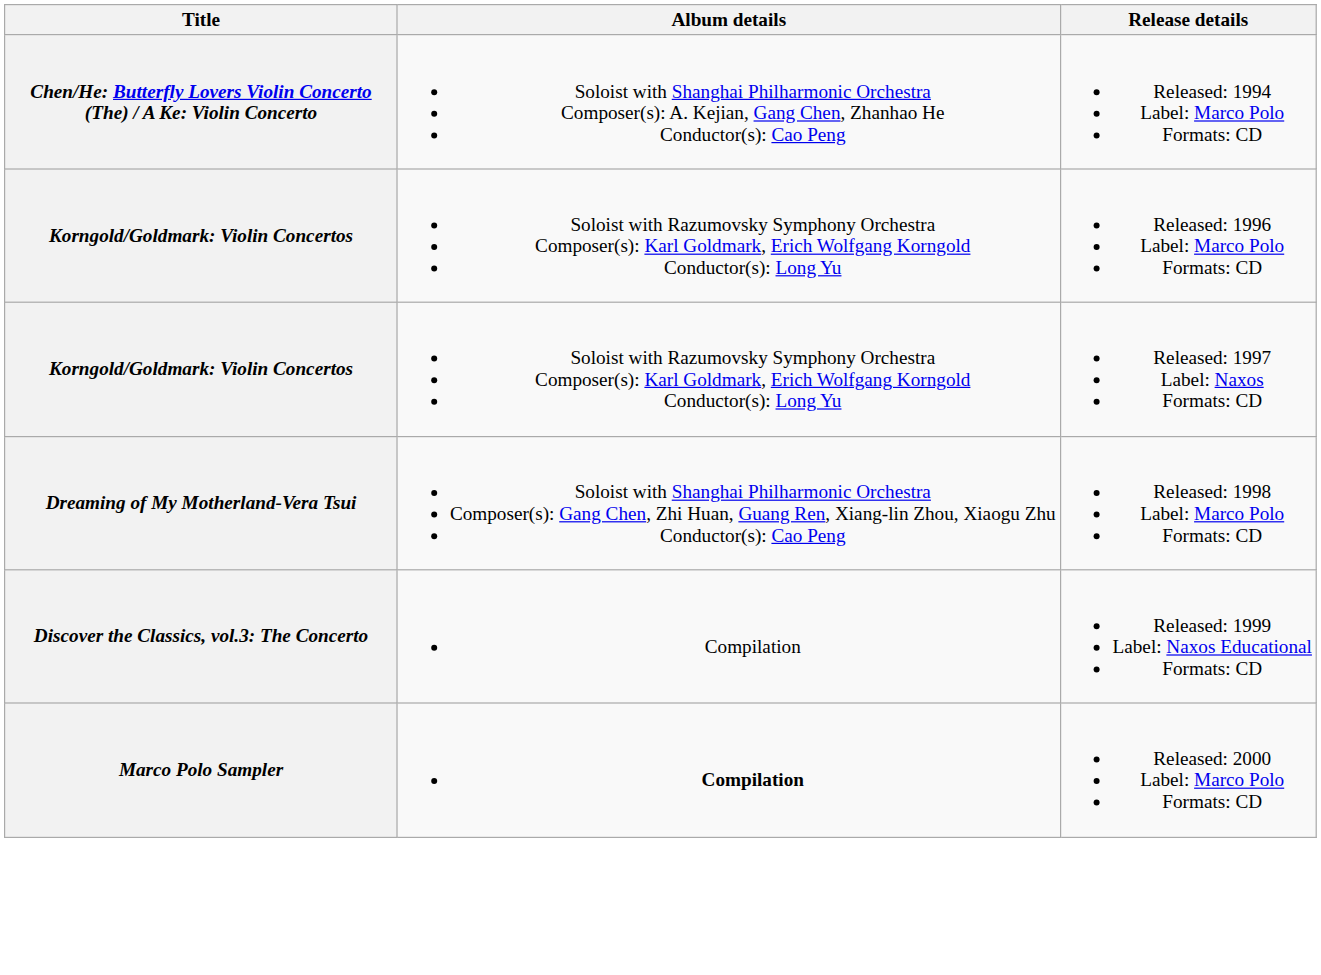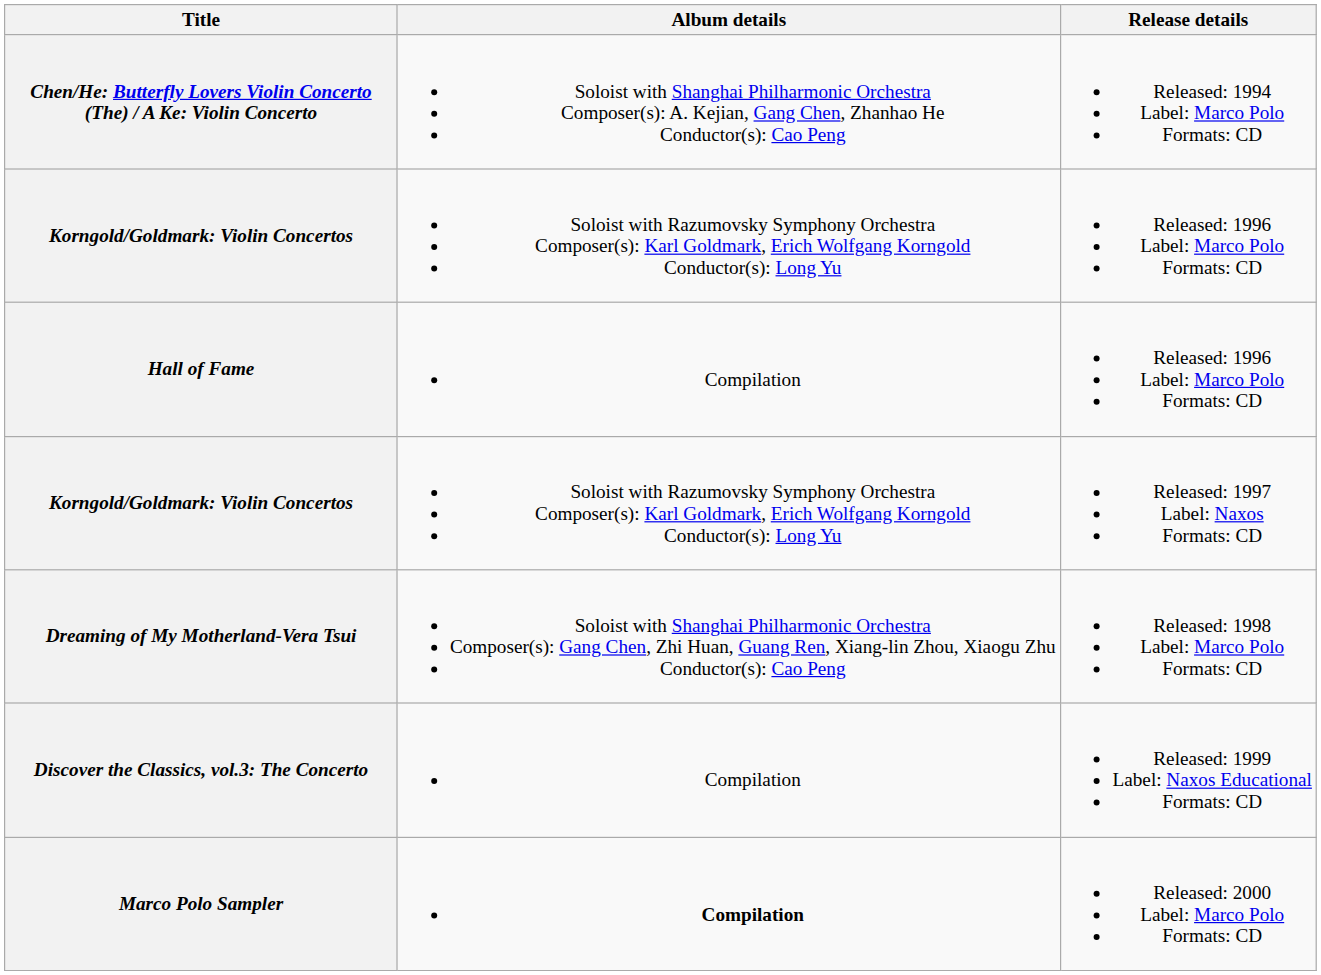+ row: (201, 369)
